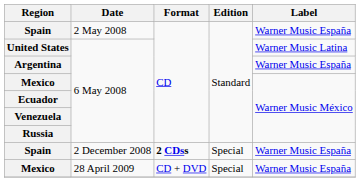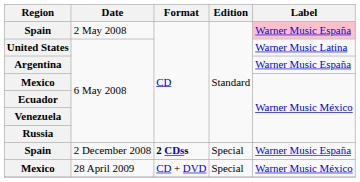(303, 30) no background -> (303, 30) pink background
(303, 168) Warner Music España -> (304, 168) Warner Music México
